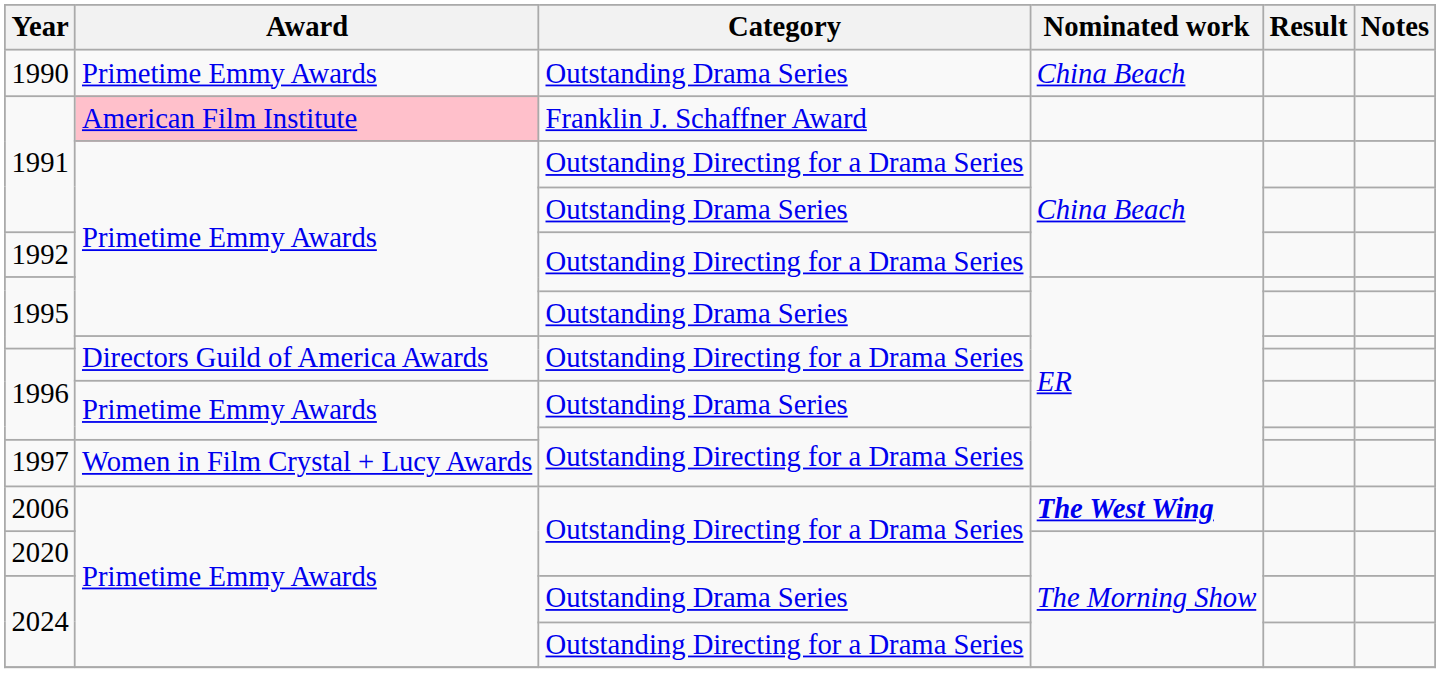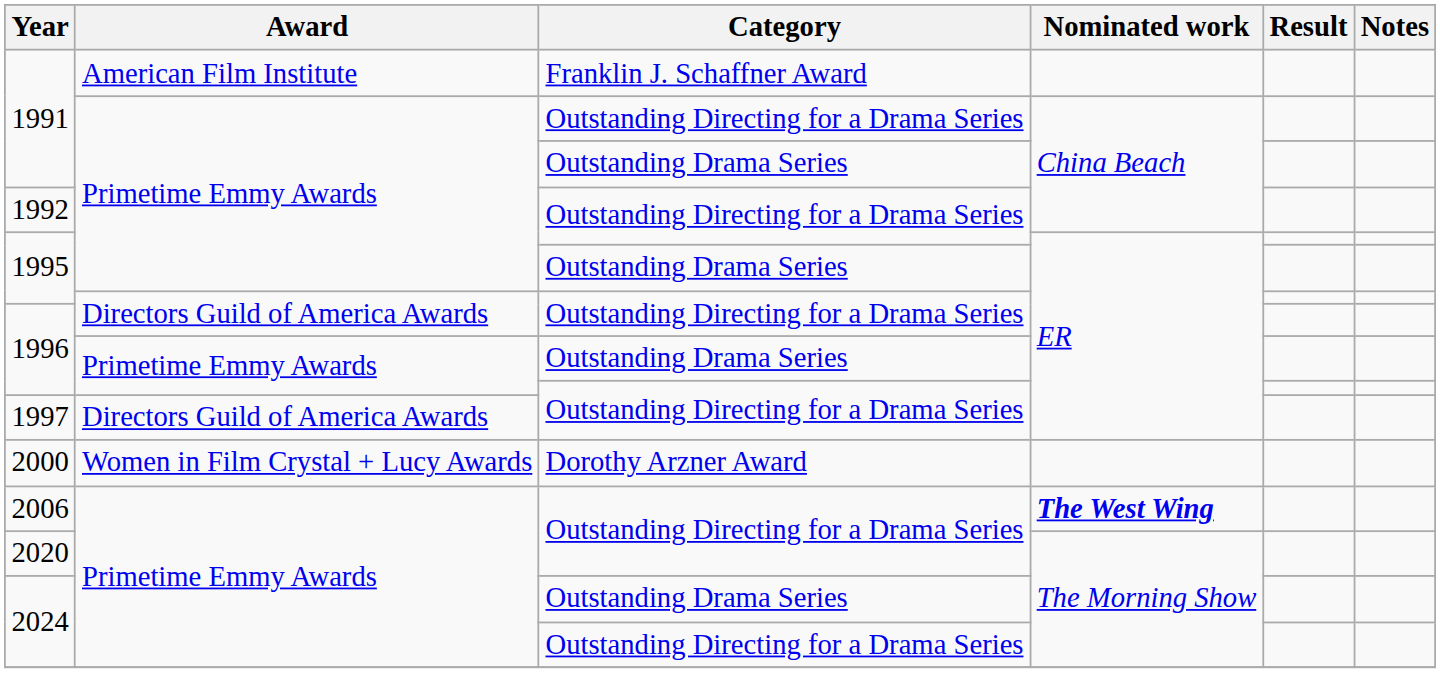- row: (40, 72)
(220, 118) pink background -> (220, 72) no background
(307, 462) Women in Film Crystal + Lucy Awards -> (285, 416) Directors Guild of America Awards
+ row: (40, 462)
